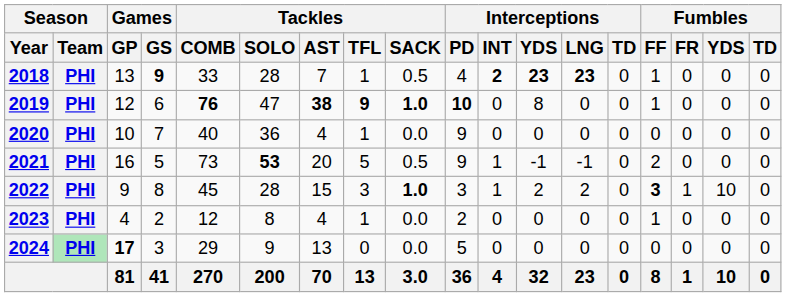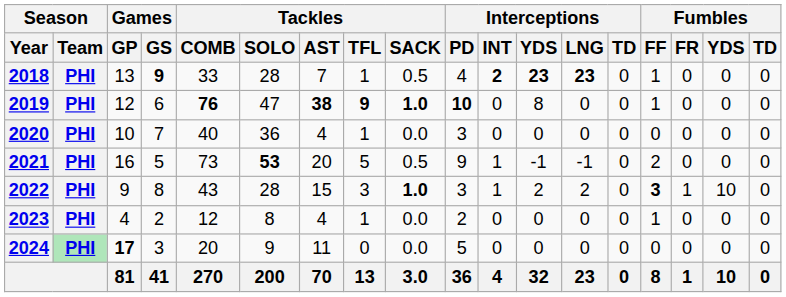(462, 133) 9 -> (462, 133) 3
(208, 190) 45 -> (208, 190) 43
(208, 248) 29 -> (208, 248) 20
(322, 248) 13 -> (322, 248) 11
